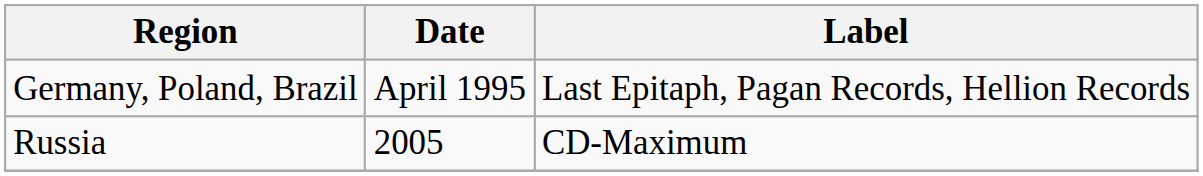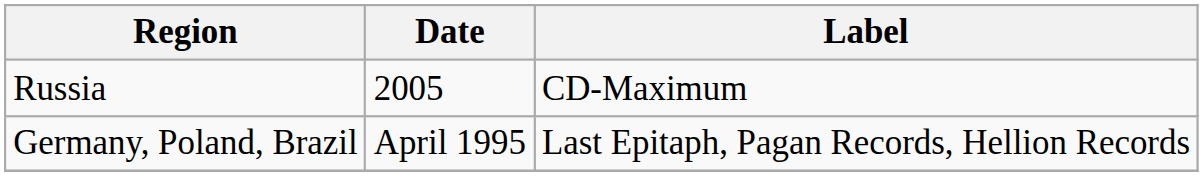rows swapped: (185, 87) <-> (60, 142)
